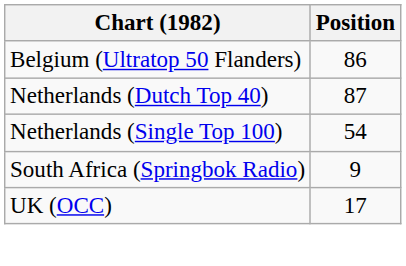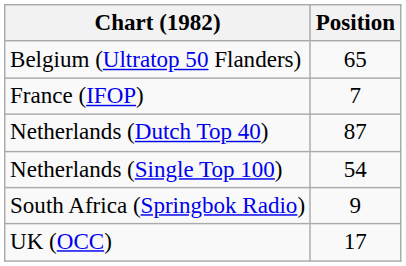(355, 59) 86 -> (355, 59) 65
+ row: (77, 95)
